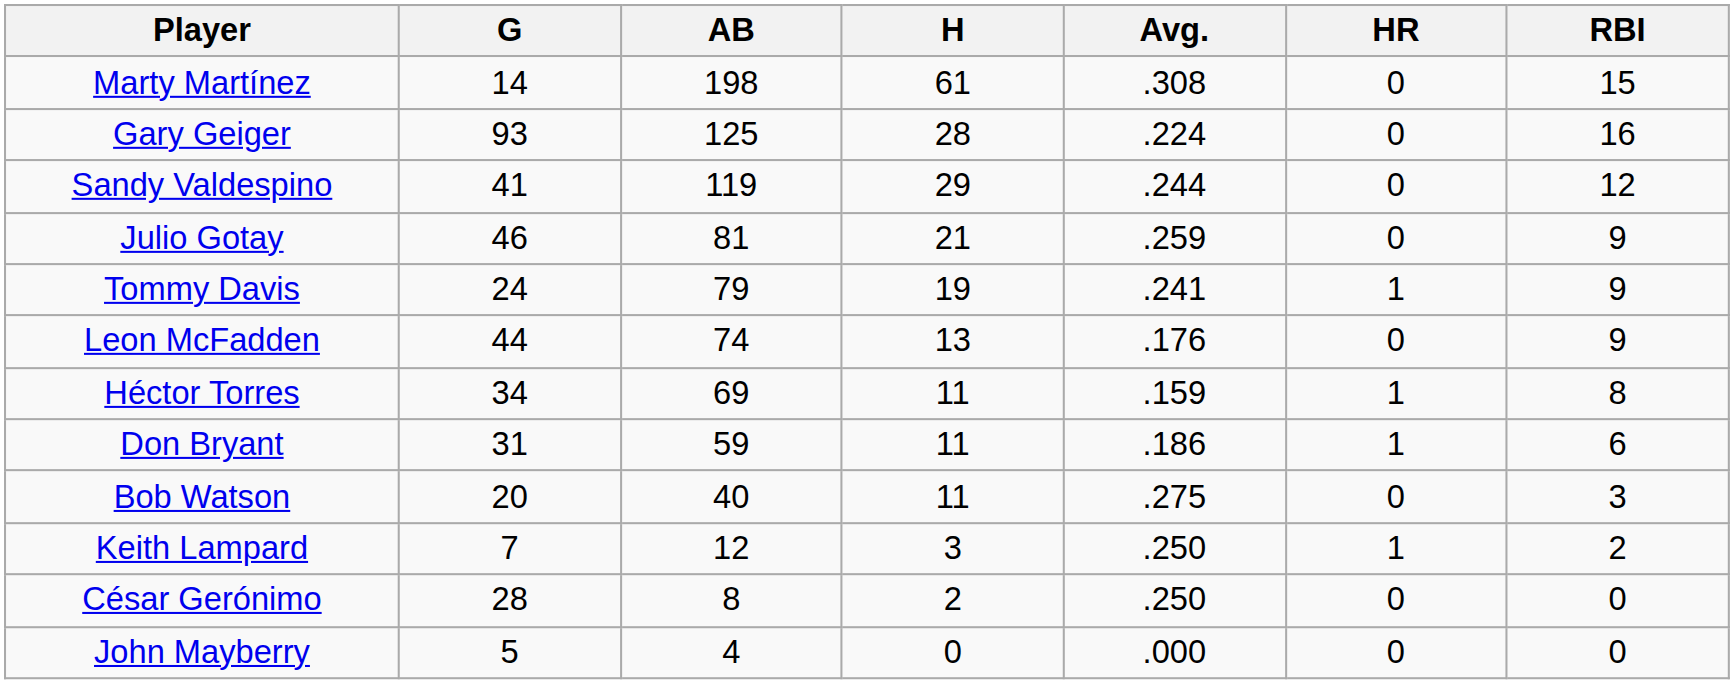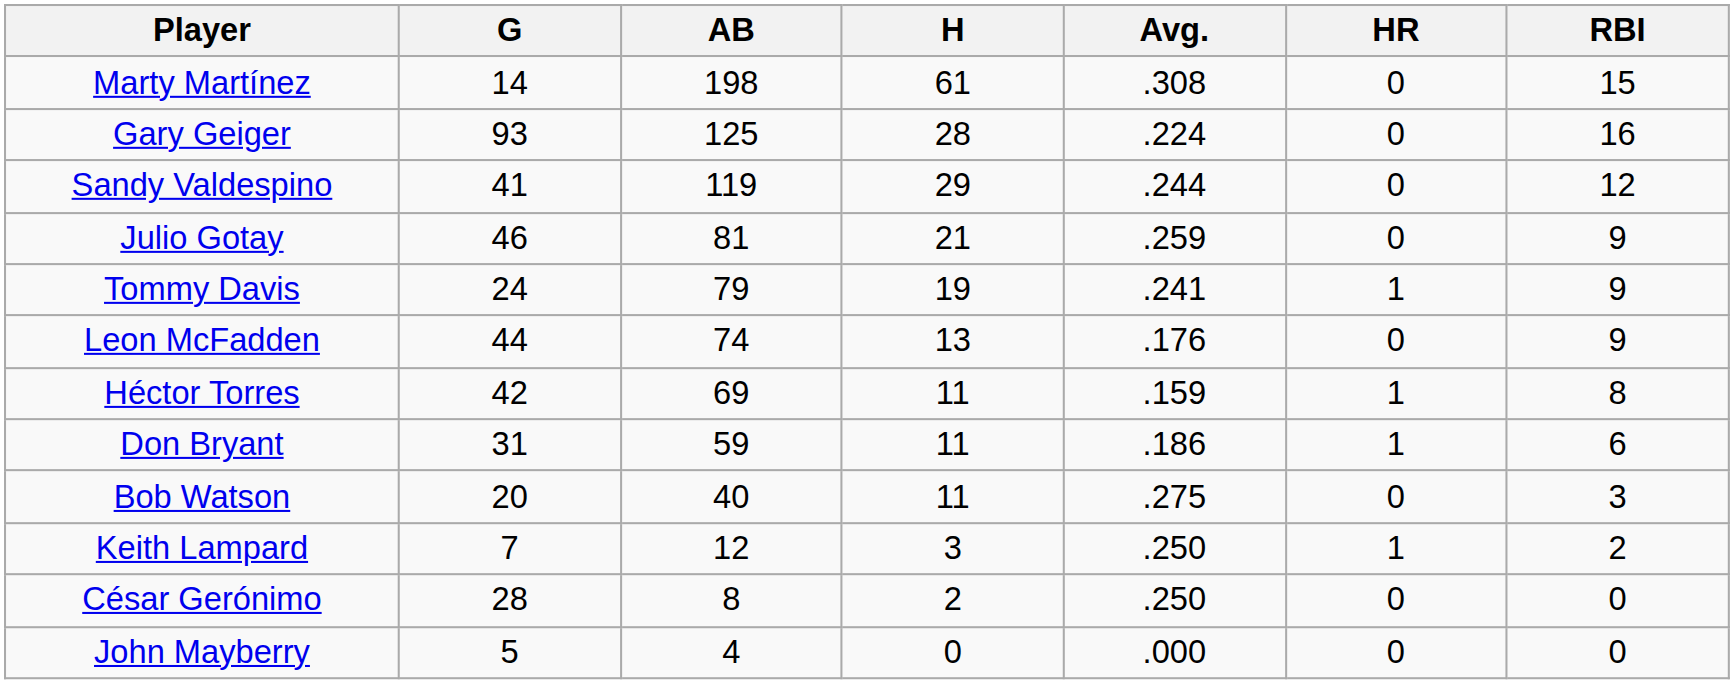(510, 392) 34 -> (510, 392) 42
